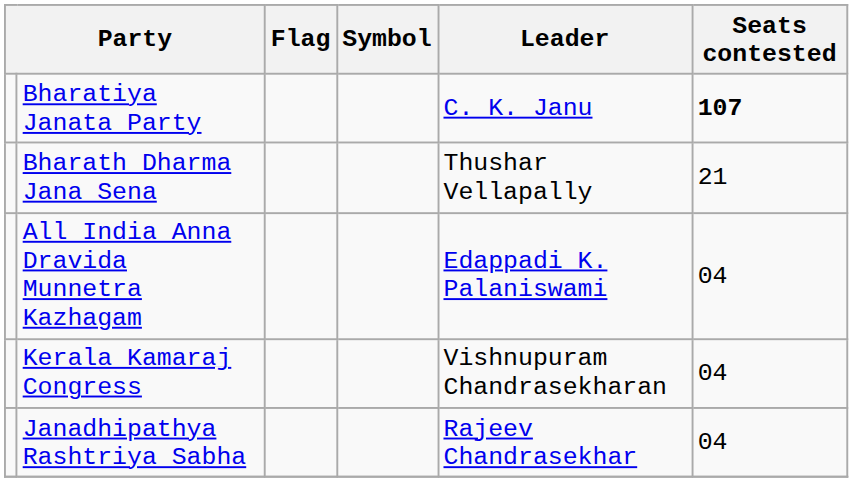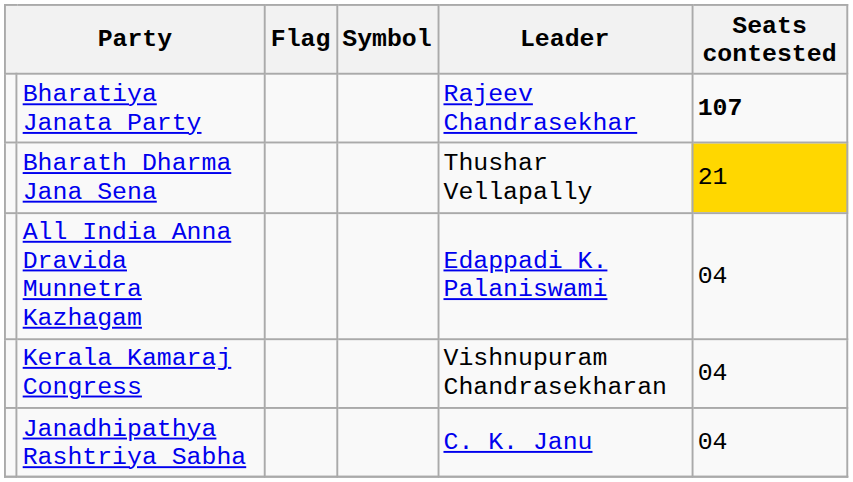(518, 109) C. K. Janu -> (540, 109) Rajeev Chandrasekhar
(713, 178) no background -> (713, 178) gold background
(540, 442) Rajeev Chandrasekhar -> (518, 442) C. K. Janu
